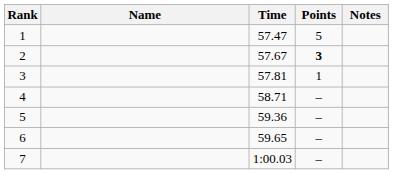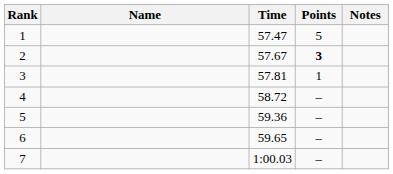(272, 96) 58.71 -> (272, 96) 58.72
